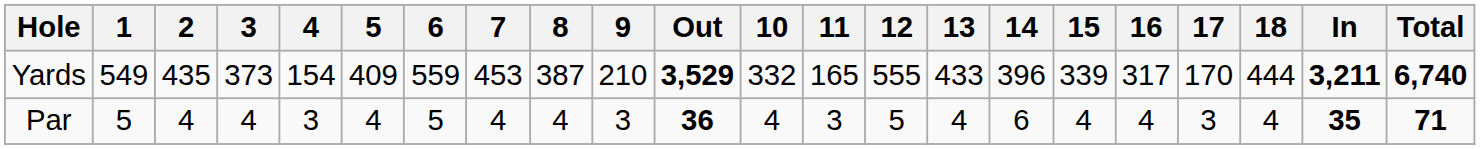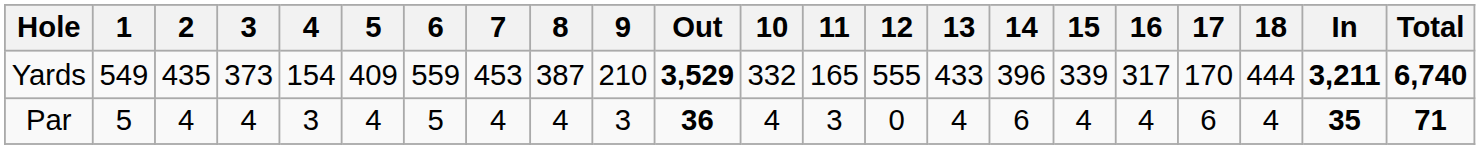(897, 120) 5 -> (897, 120) 0
(1208, 120) 3 -> (1208, 120) 6
